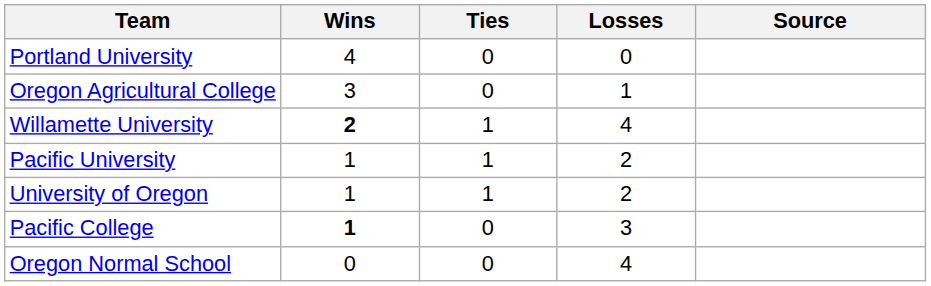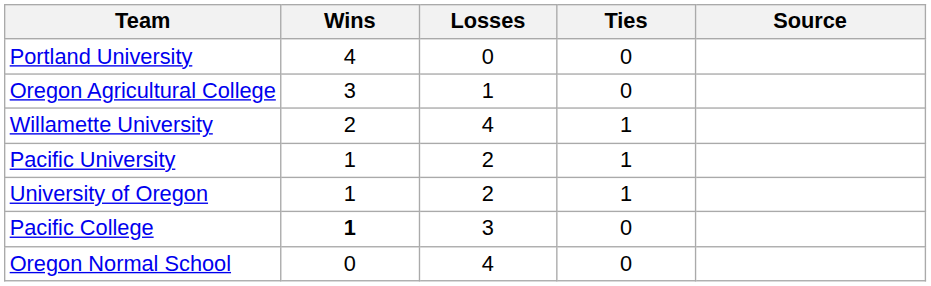columns swapped: (626, 21) <-> (488, 21)
(350, 125) bold -> (350, 125) normal
